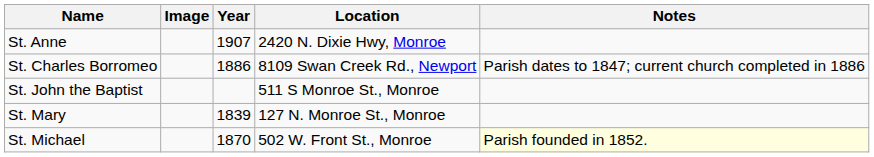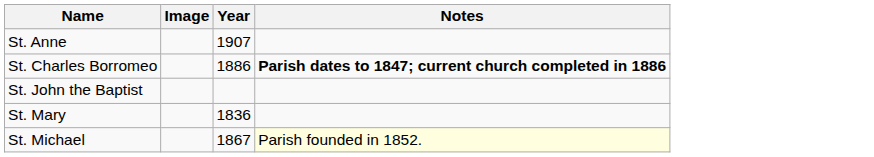- column: (367, 16)
(674, 66) normal -> (462, 66) bold
(234, 115) 1839 -> (234, 115) 1836
(234, 139) 1870 -> (234, 139) 1867
